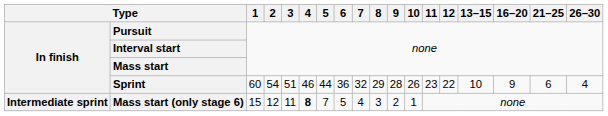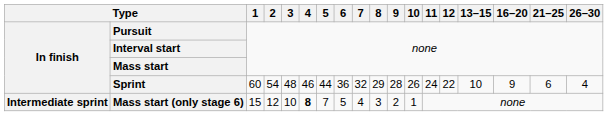(290, 84) 51 -> (290, 84) 48
(431, 84) 23 -> (431, 84) 24
(290, 102) 11 -> (290, 102) 10
